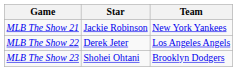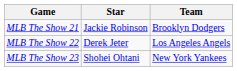(189, 27) New York Yankees -> (188, 27) Brooklyn Dodgers
(188, 58) Brooklyn Dodgers -> (189, 58) New York Yankees
